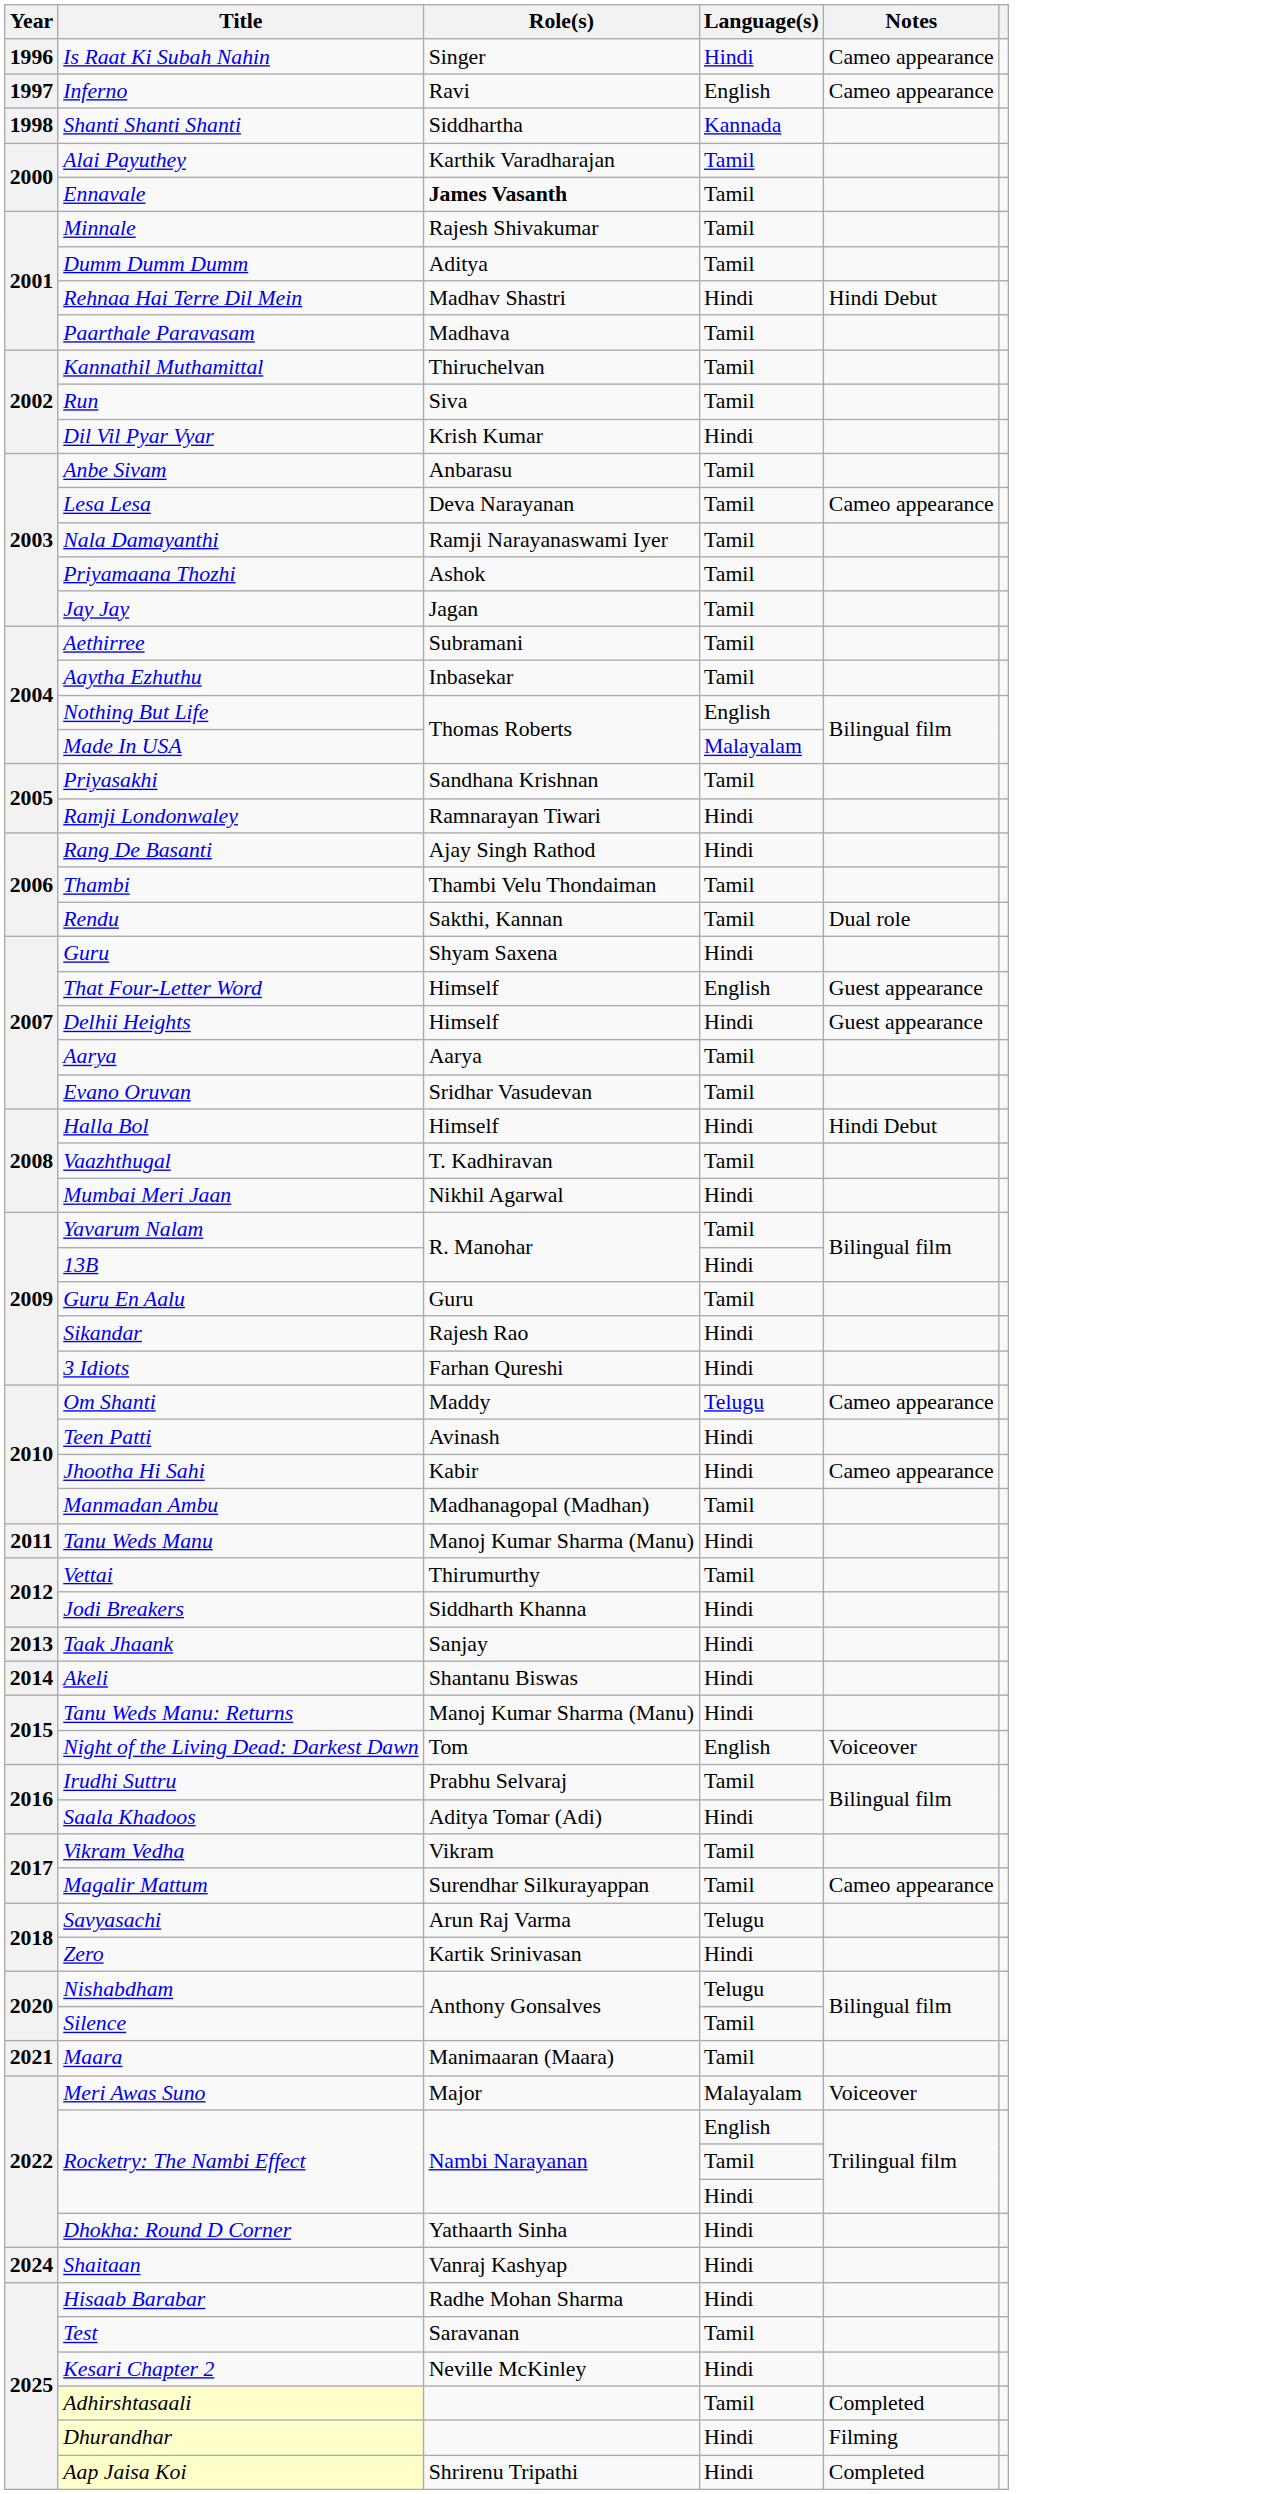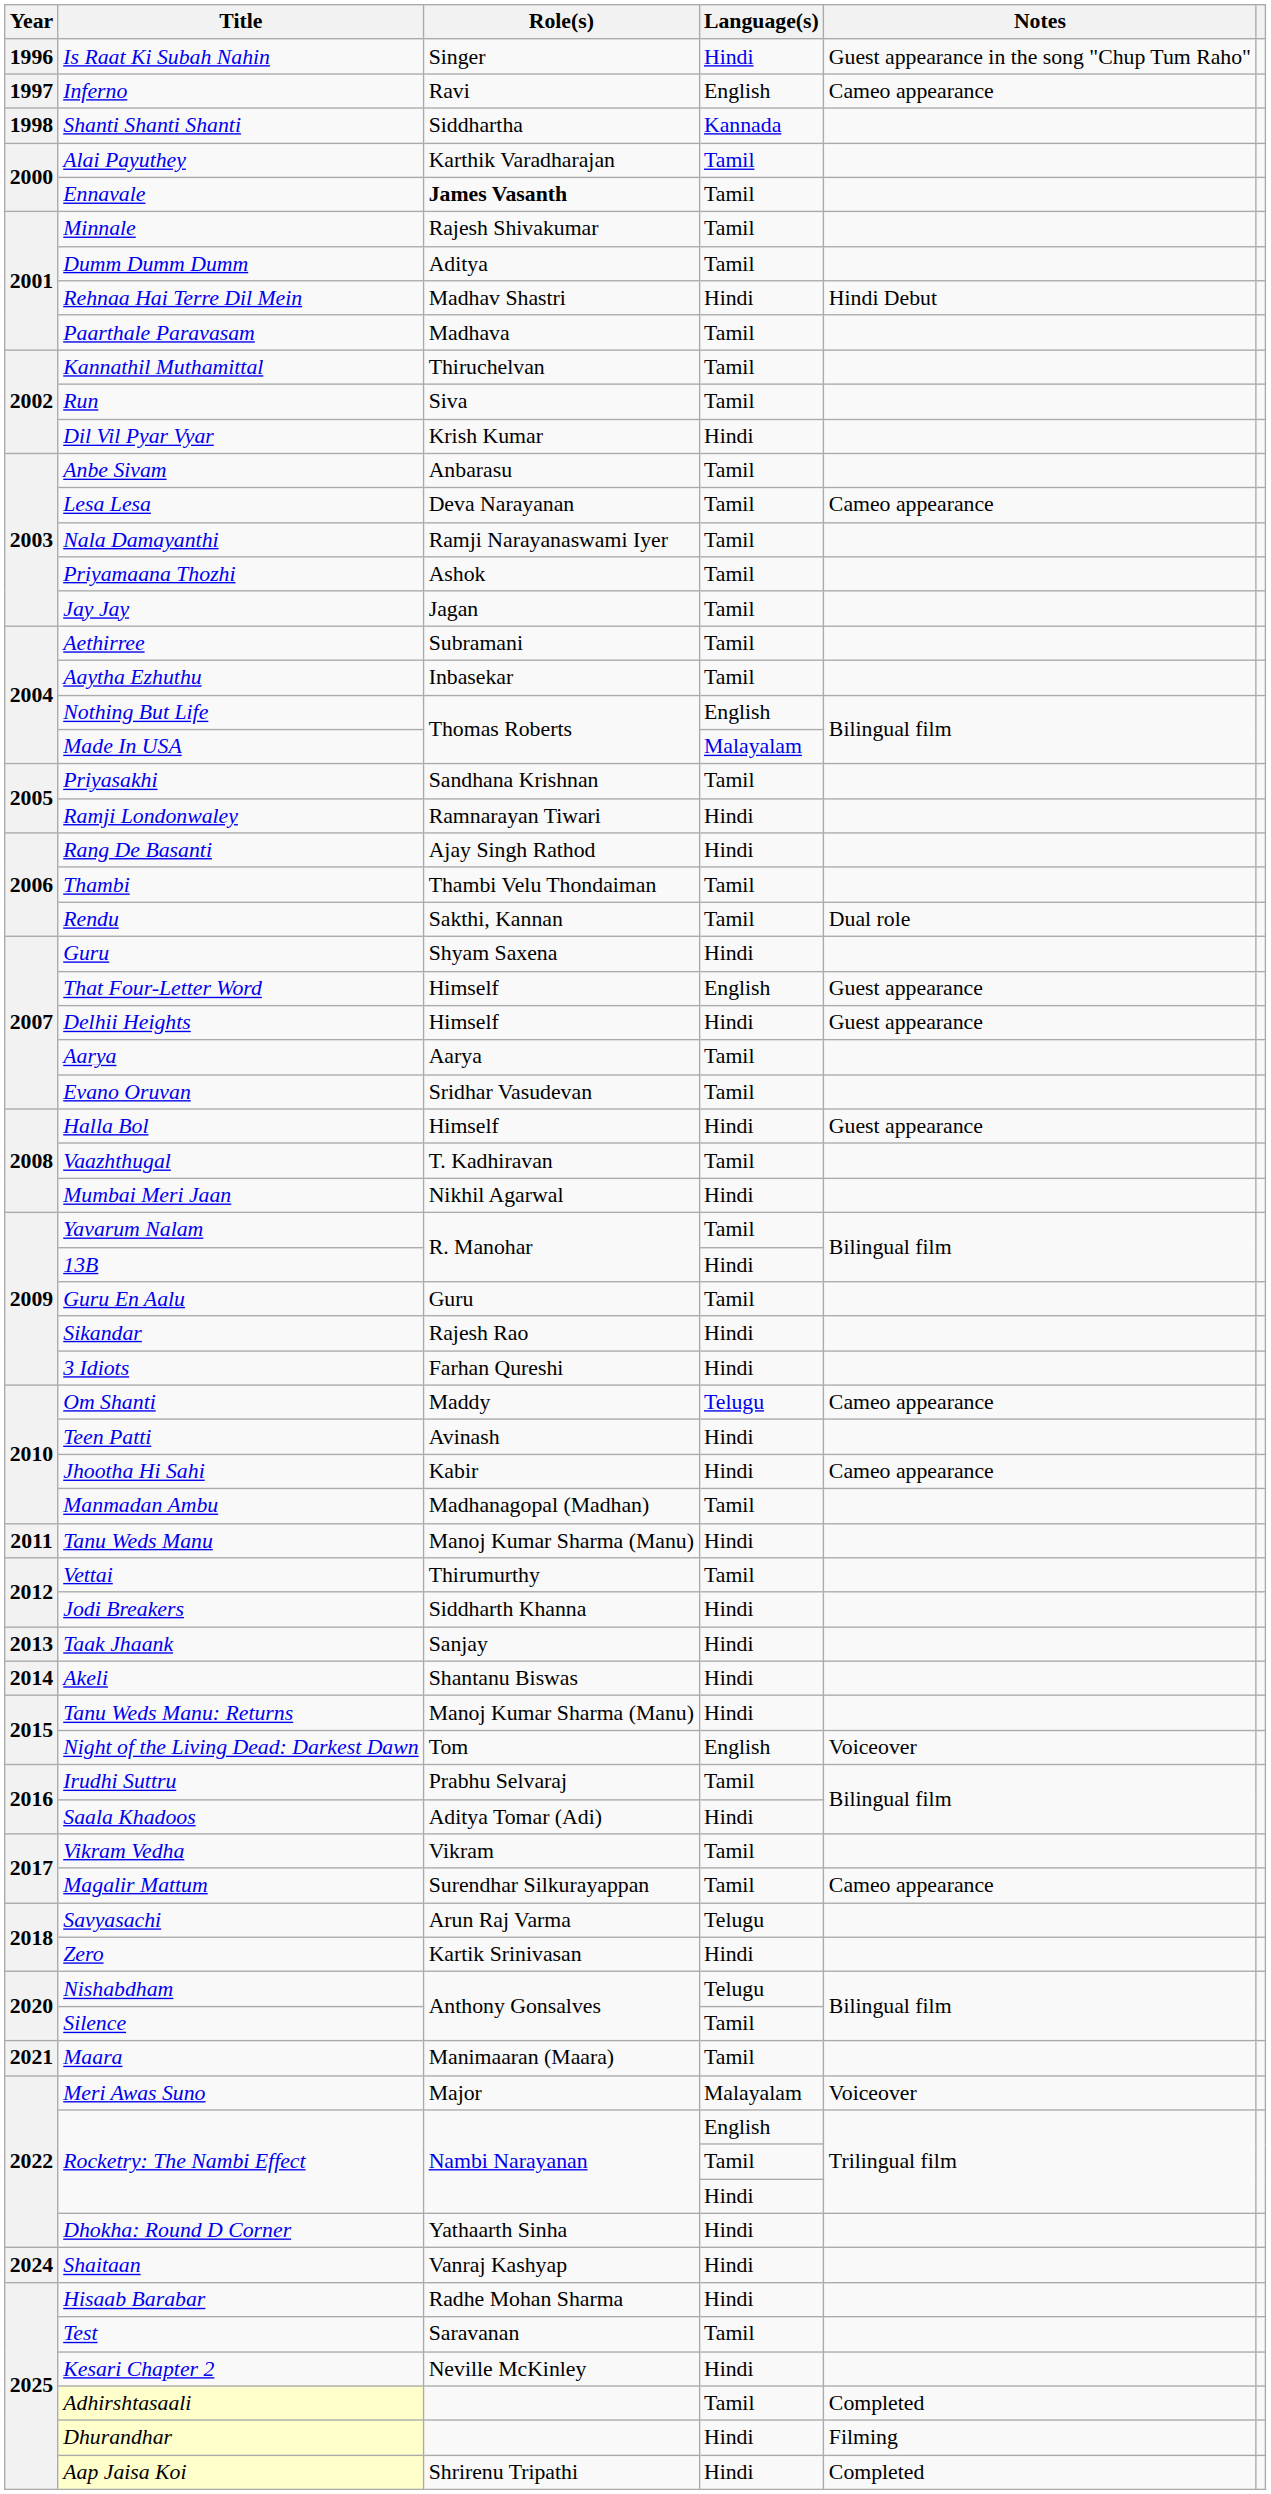(911, 56) Cameo appearance -> (1040, 56) Guest appearance in the song "Chup Tum Raho"
(883, 1126) Hindi Debut -> (906, 1126) Guest appearance
